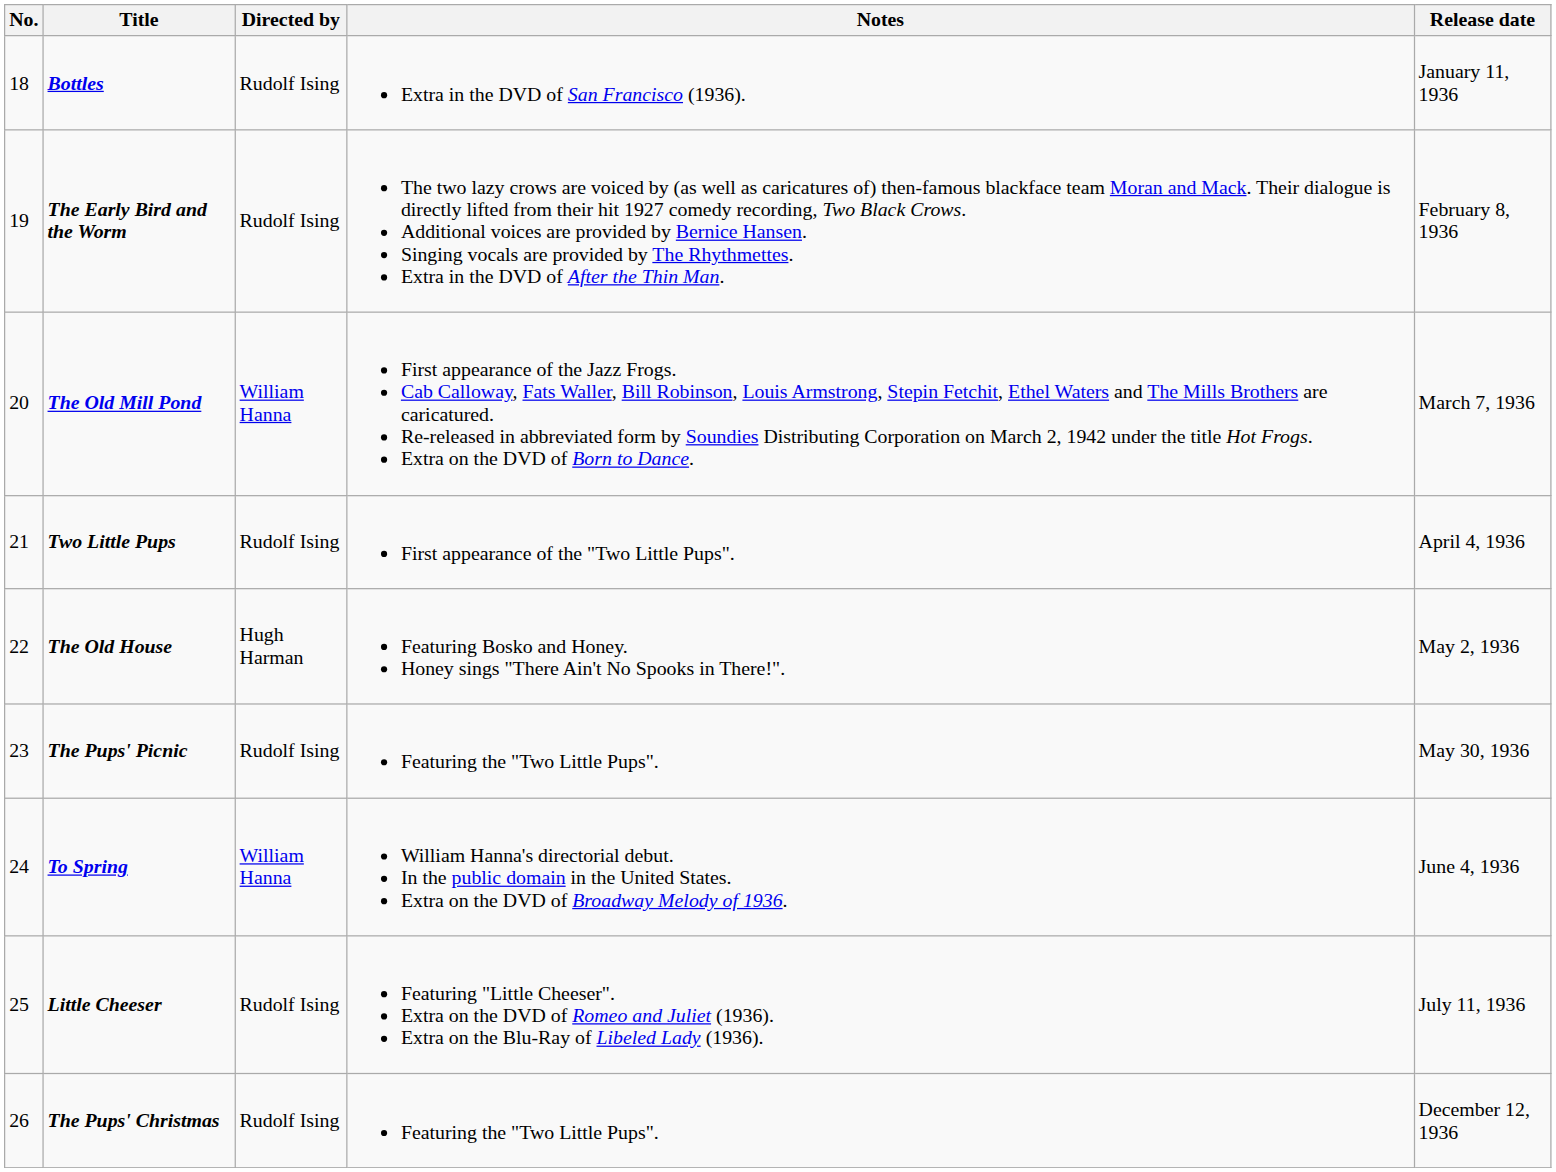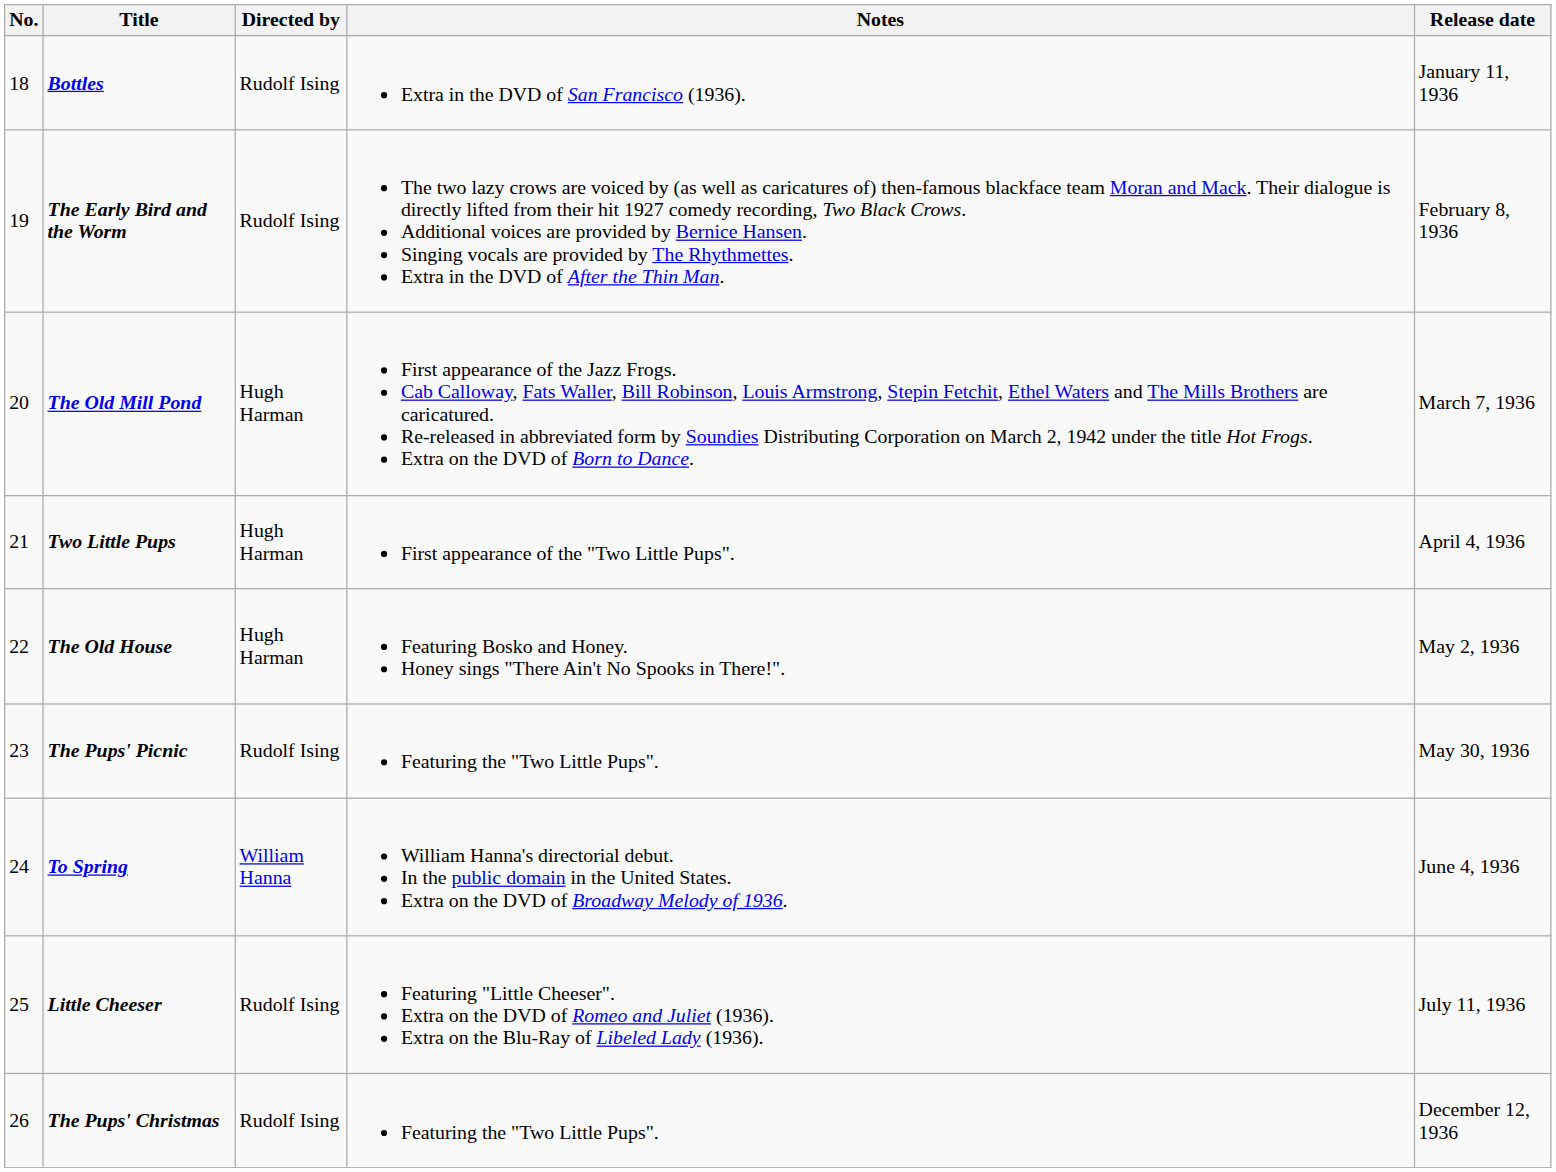(272, 403) William Hanna -> (272, 403) Hugh Harman
(290, 541) Rudolf Ising -> (272, 541) Hugh Harman
